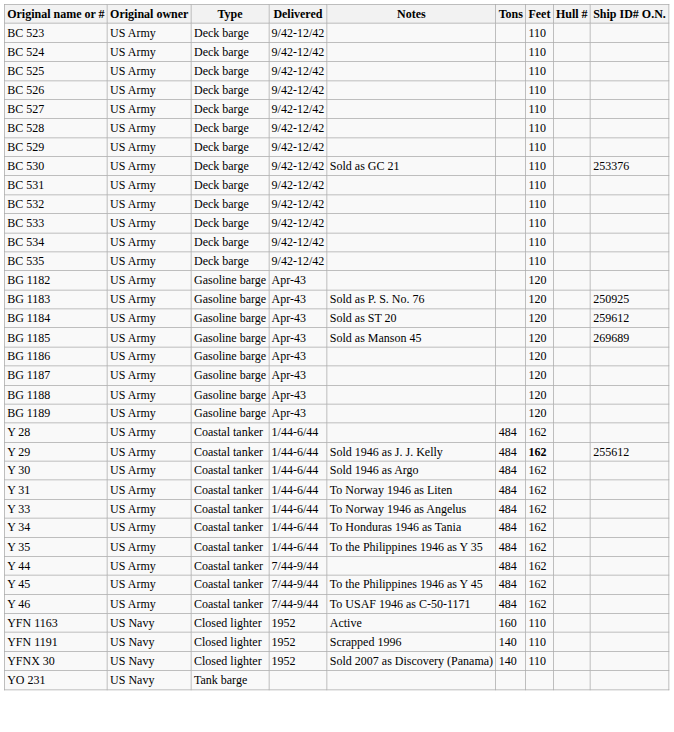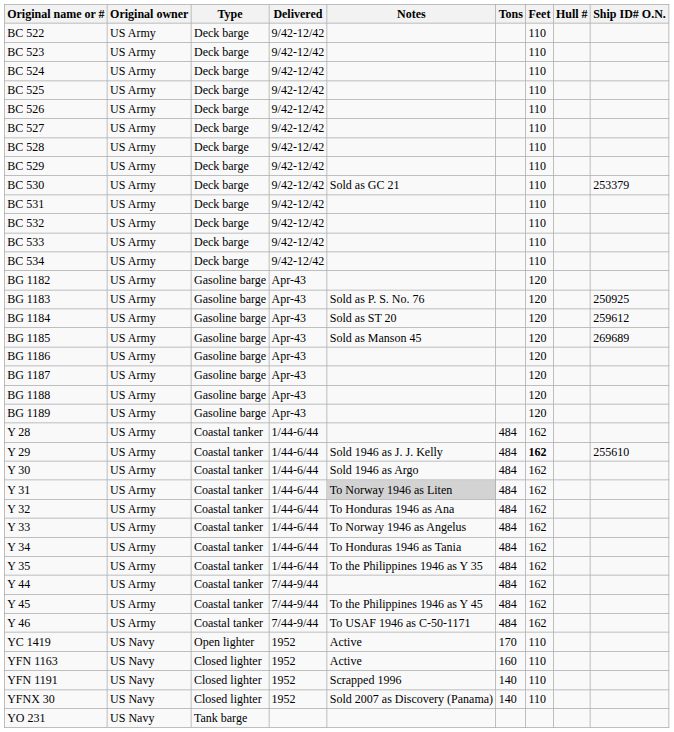+ row: (26, 33)
(611, 166) 253376 -> (611, 185) 253379
- row: (26, 261)
(611, 451) 255612 -> (611, 451) 255610
(391, 489) no background -> (391, 489) lightgrey background
+ row: (19, 508)
+ row: (29, 642)
